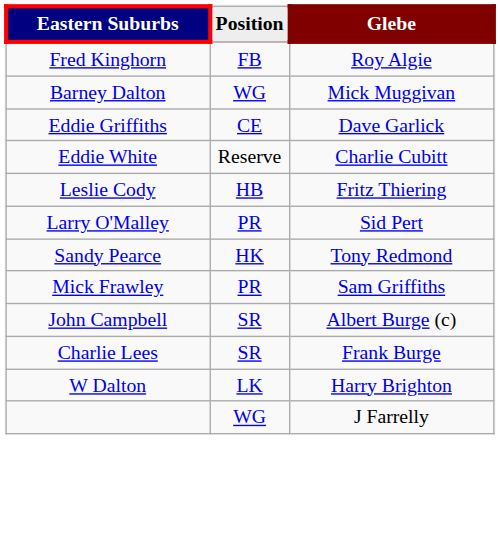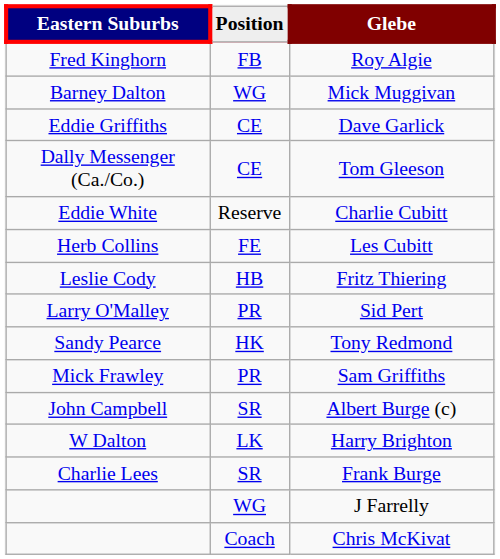+ row: (391, 168)
+ row: (391, 245)
rows swapped: (391, 352) <-> (391, 384)
+ row: (391, 538)
